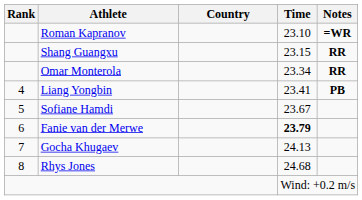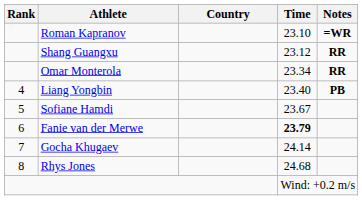(297, 52) 23.15 -> (297, 52) 23.12
(297, 90) 23.41 -> (297, 90) 23.40
(297, 147) 24.13 -> (297, 147) 24.14
